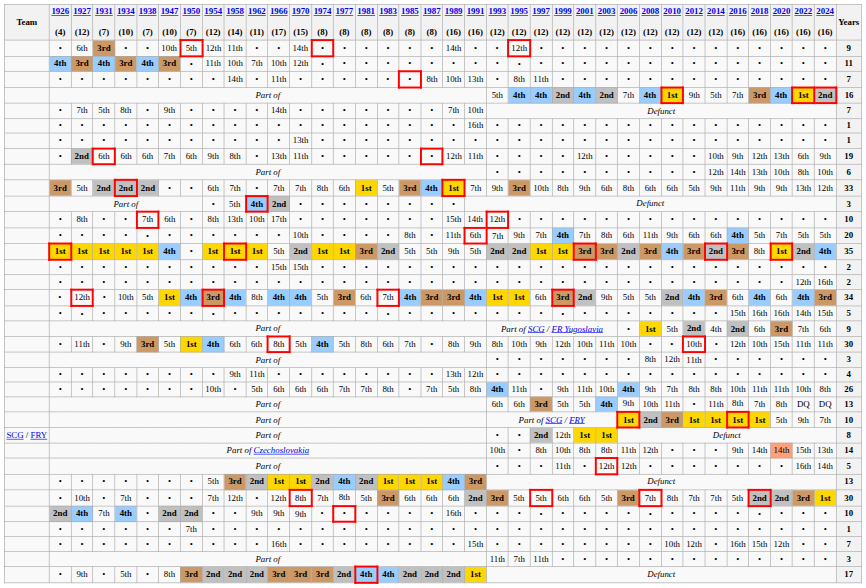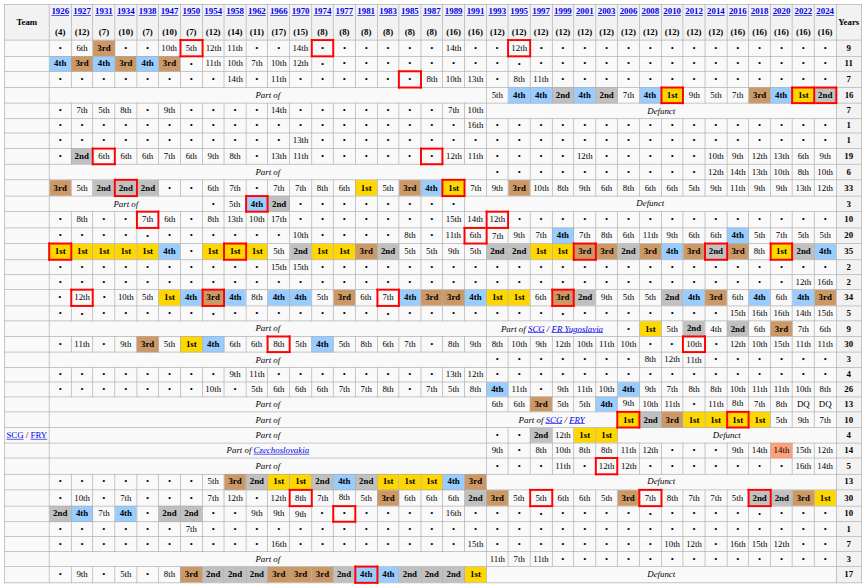(849, 435) 8 -> (849, 435) 4
(497, 450) 10th -> (497, 450) 9th
(825, 450) 13th -> (825, 450) 12th
